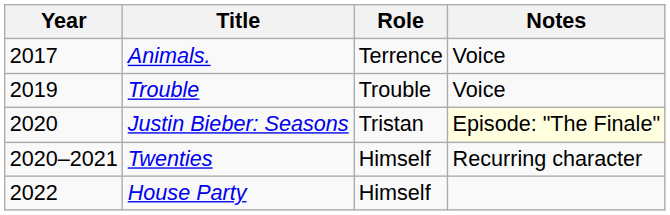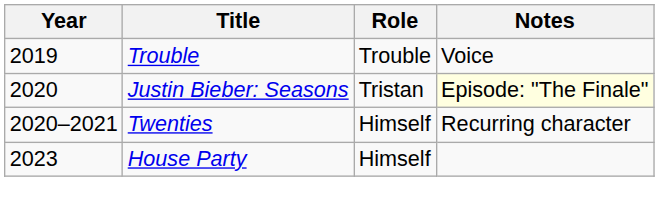- row: (169, 55)
(34, 192) 2022 -> (34, 158) 2023
